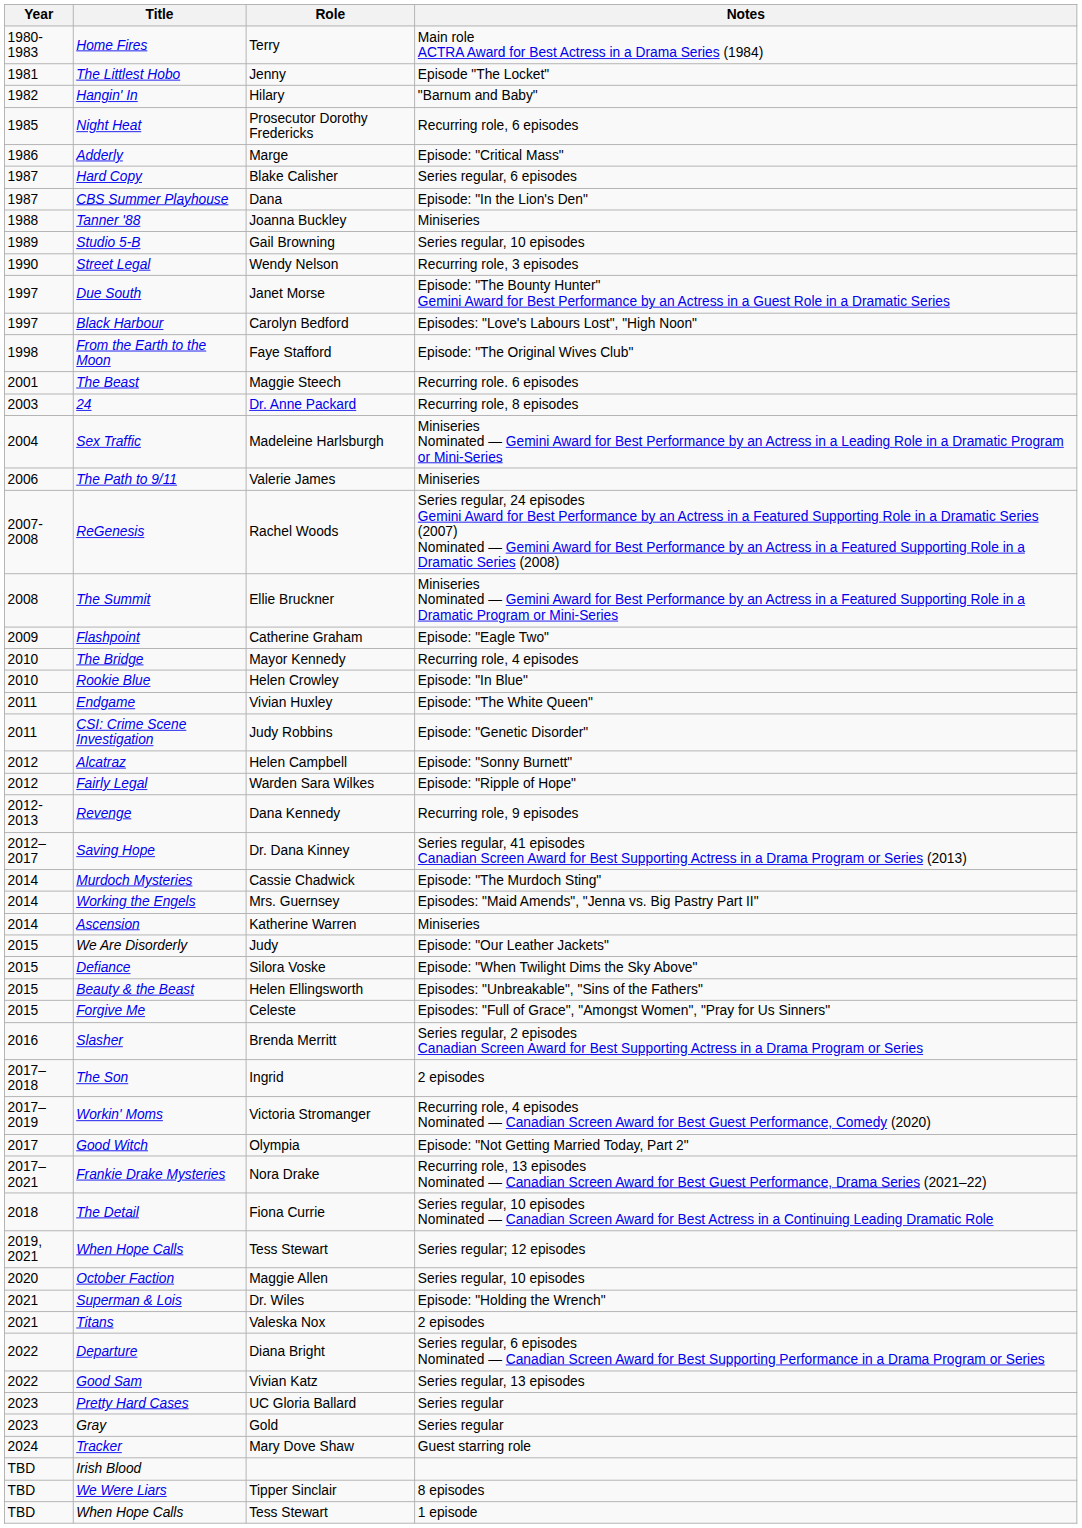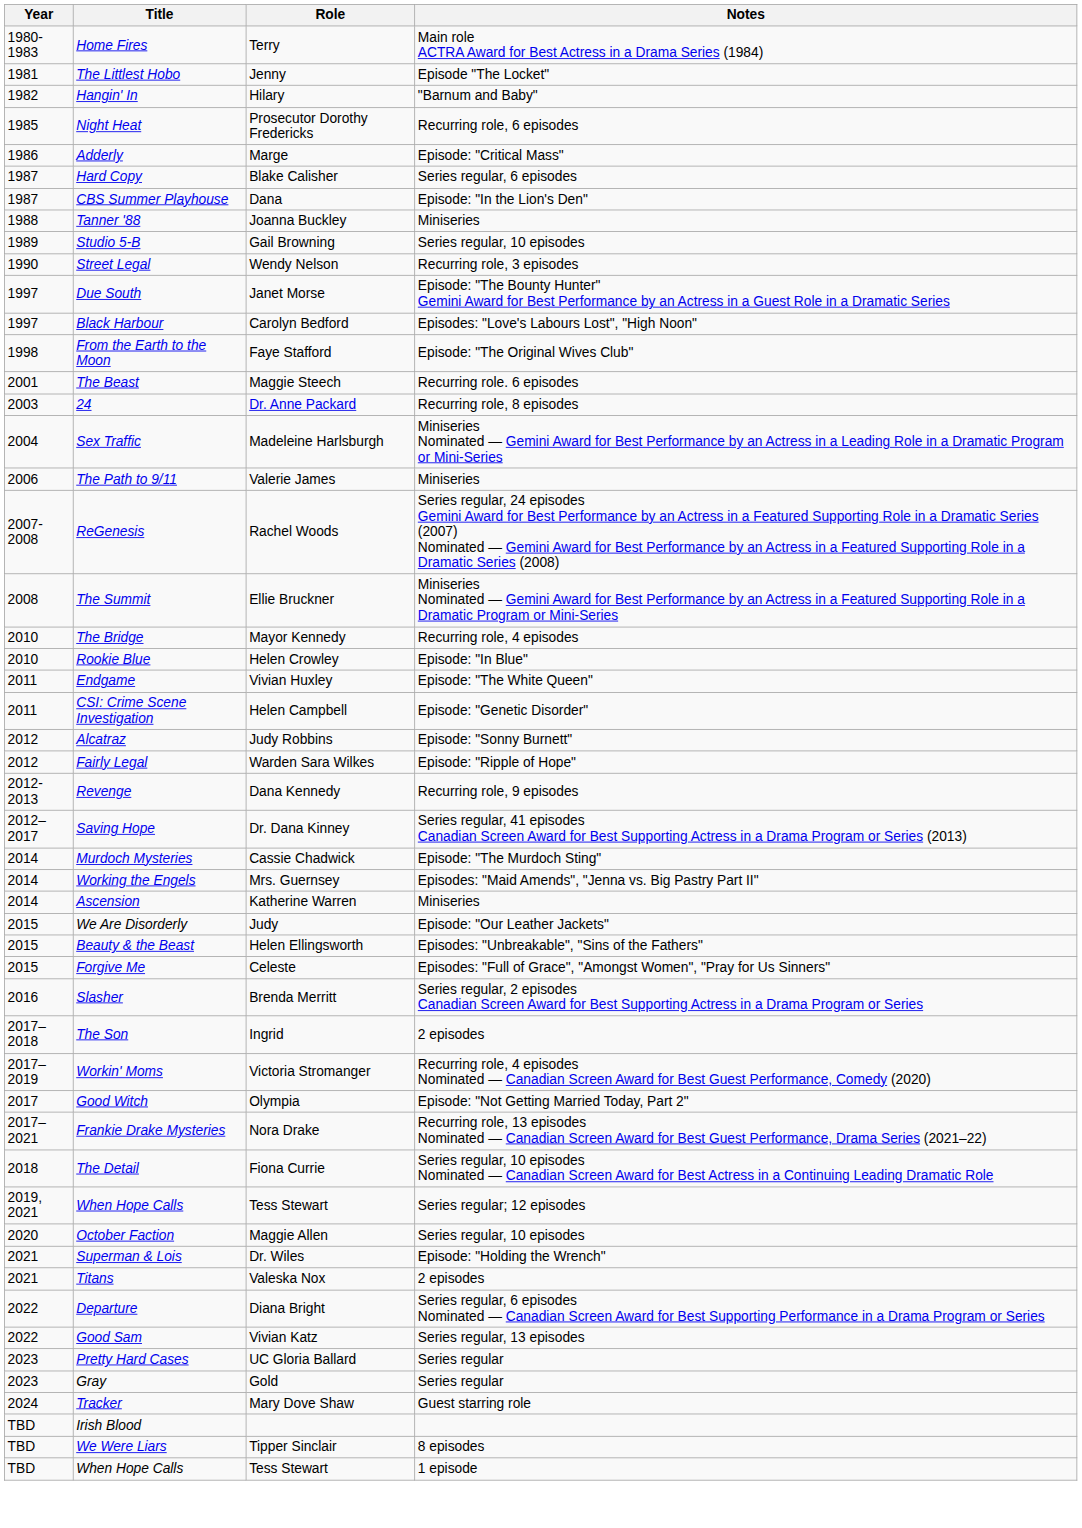- row: (108, 637)
(291, 732) Judy Robbins -> (298, 710) Helen Campbell
(298, 762) Helen Campbell -> (291, 740) Judy Robbins
- row: (103, 967)
